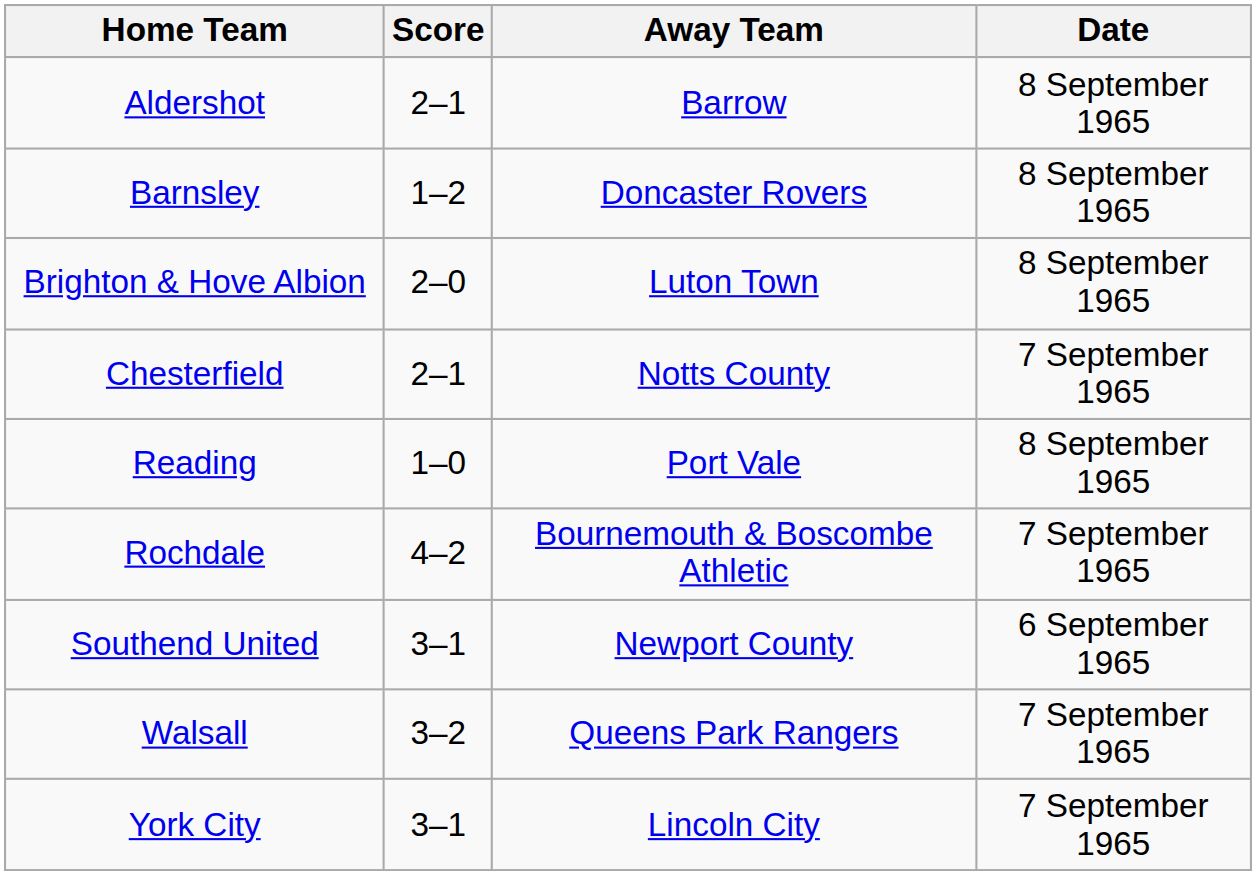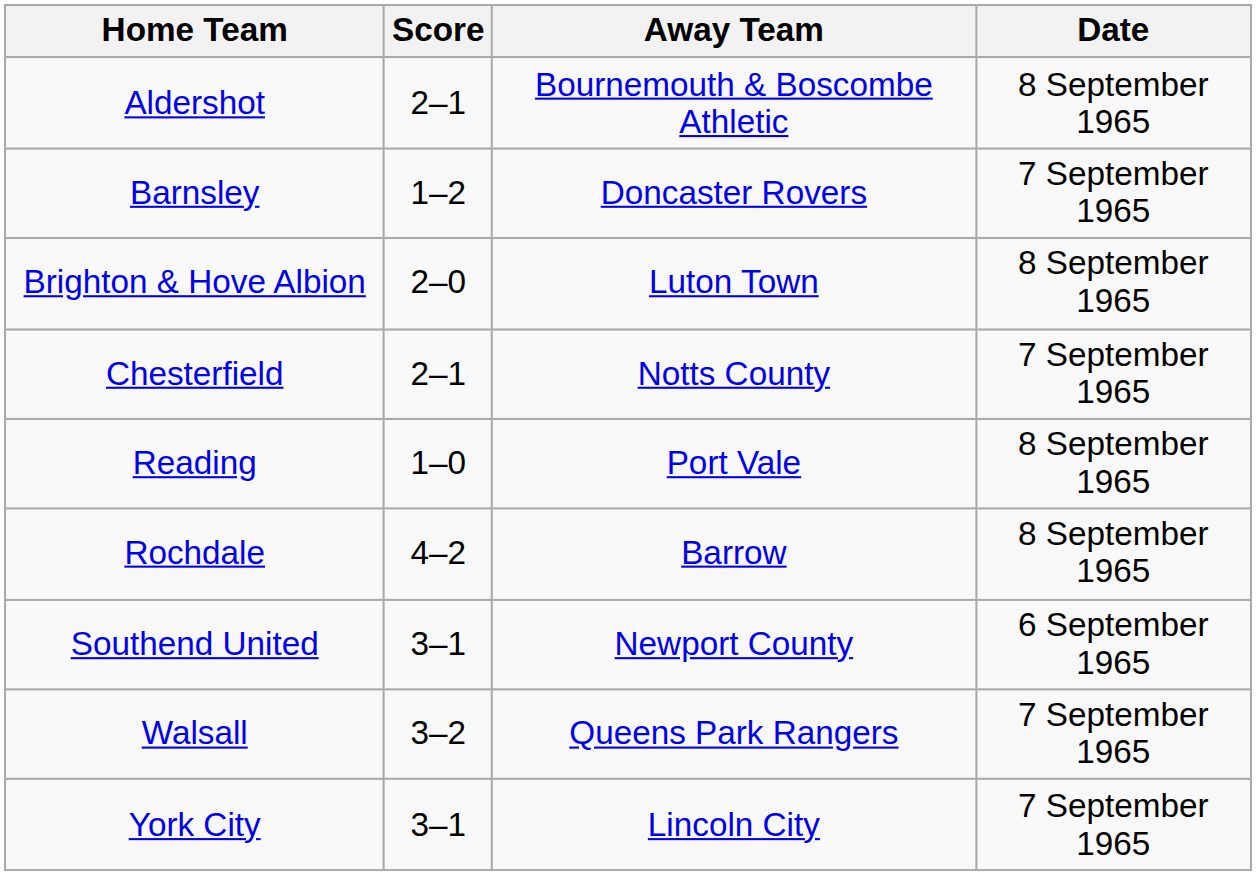(734, 102) Barrow -> (734, 102) Bournemouth & Boscombe Athletic
(1113, 192) 8 September 1965 -> (1113, 192) 7 September 1965
(734, 553) Bournemouth & Boscombe Athletic -> (734, 553) Barrow
(1113, 553) 7 September 1965 -> (1113, 553) 8 September 1965
